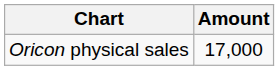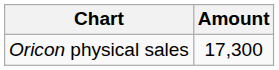(234, 49) 17,000 -> (234, 49) 17,300
